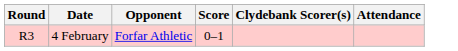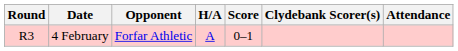+ column: (210, 14)
